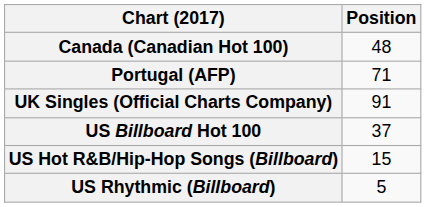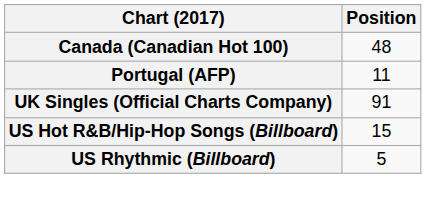(381, 74) 71 -> (381, 74) 11
- row: (173, 131)
